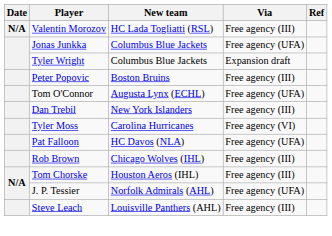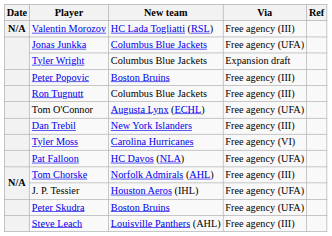+ row: (58, 93)
- row: (56, 158)
(155, 175) Houston Aeros (IHL) -> (162, 175) Norfolk Admirals (AHL)
(162, 191) Norfolk Admirals (AHL) -> (155, 191) Houston Aeros (IHL)
+ row: (58, 207)
